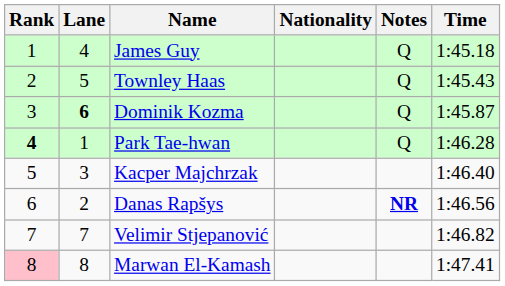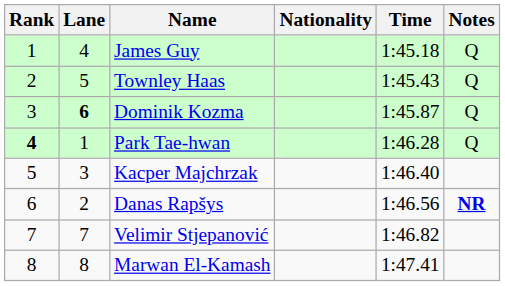columns swapped: (465, 19) <-> (404, 19)
(32, 265) pink background -> (32, 265) no background
